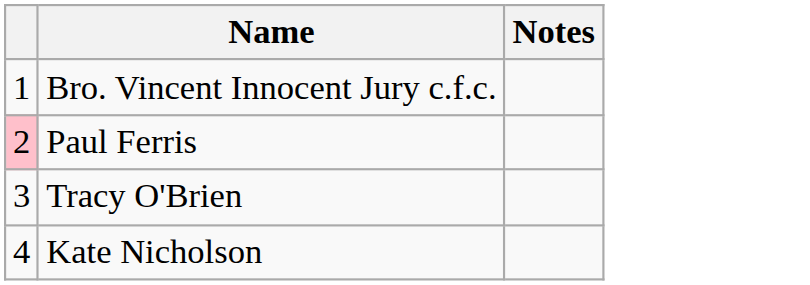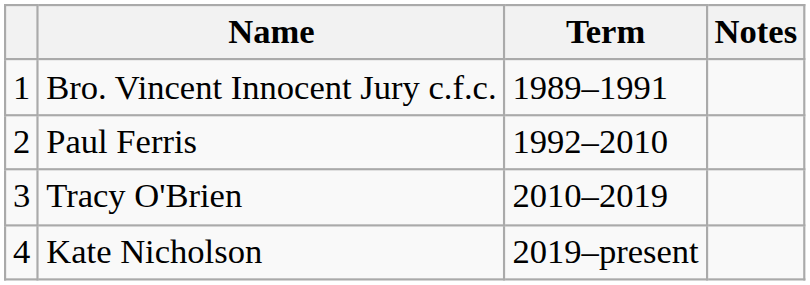+ column: (606, 31)
(22, 141) pink background -> (22, 141) no background
